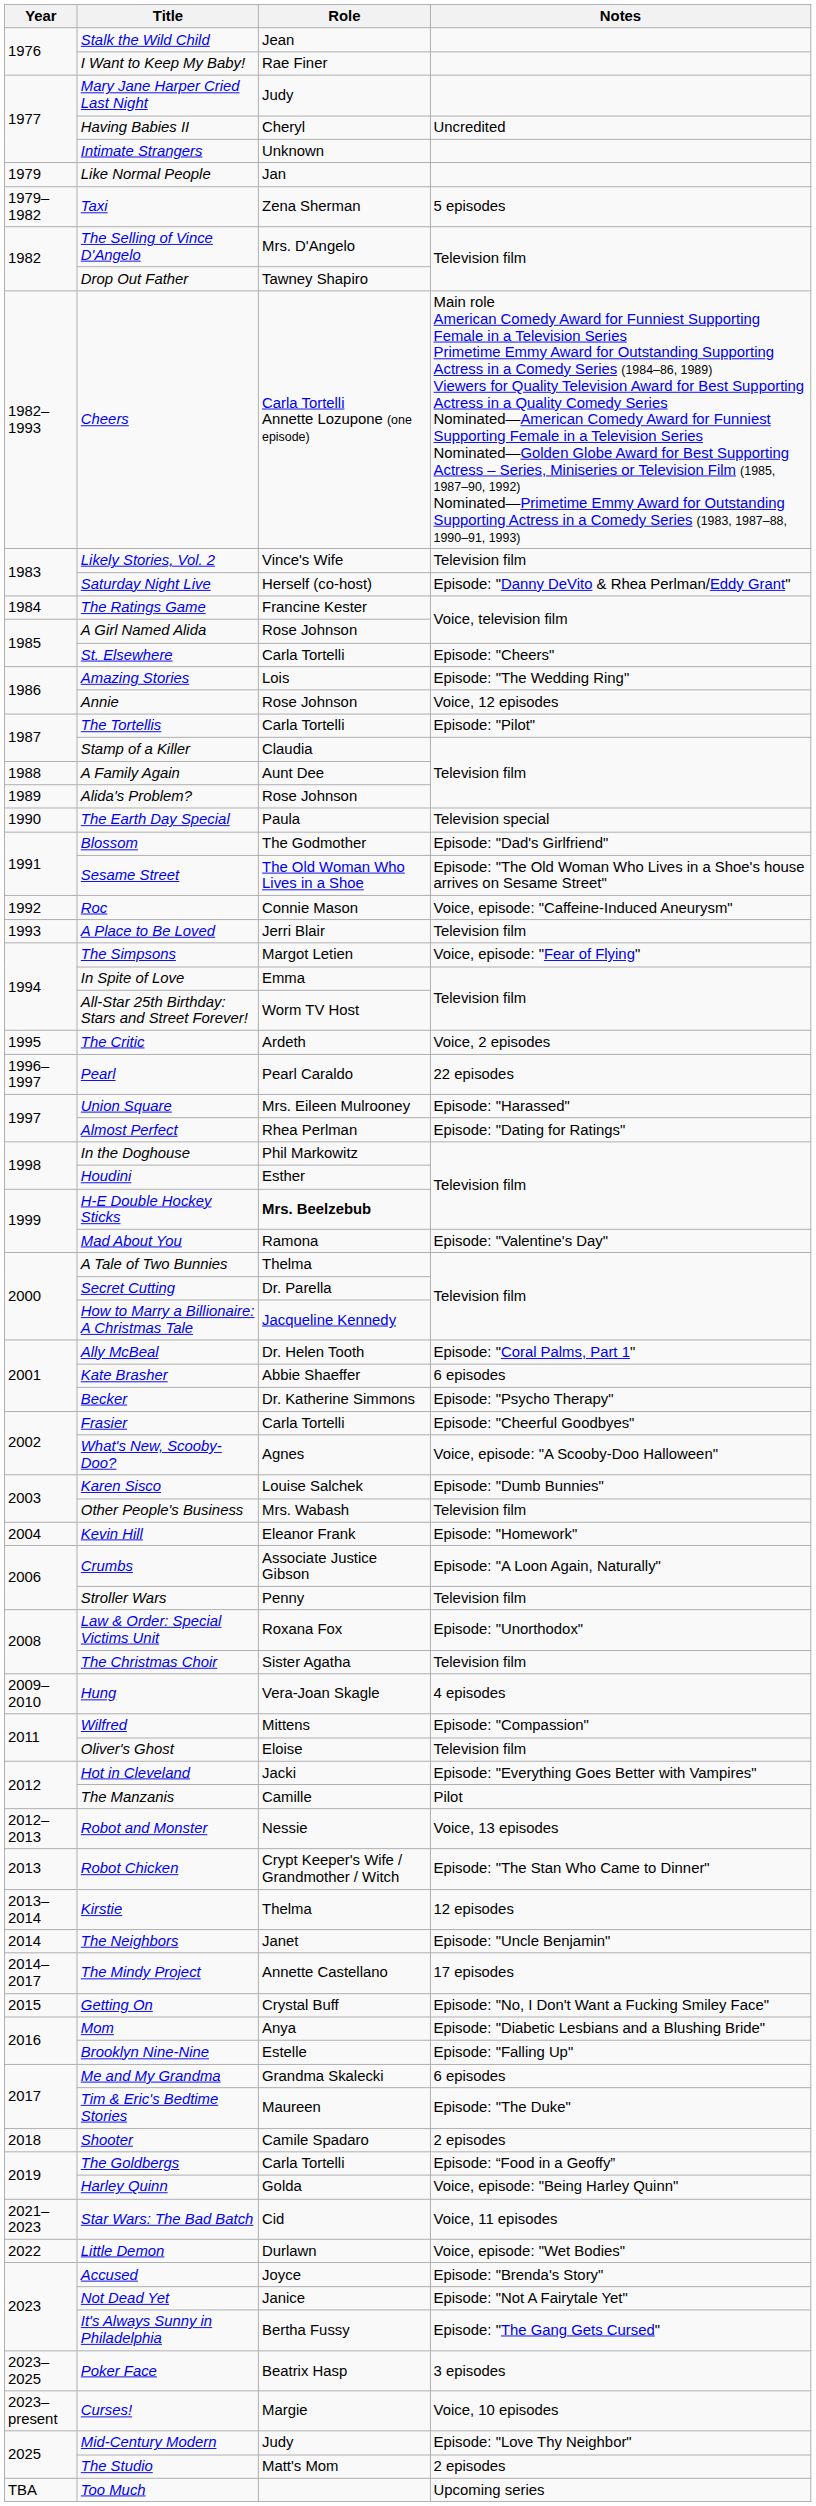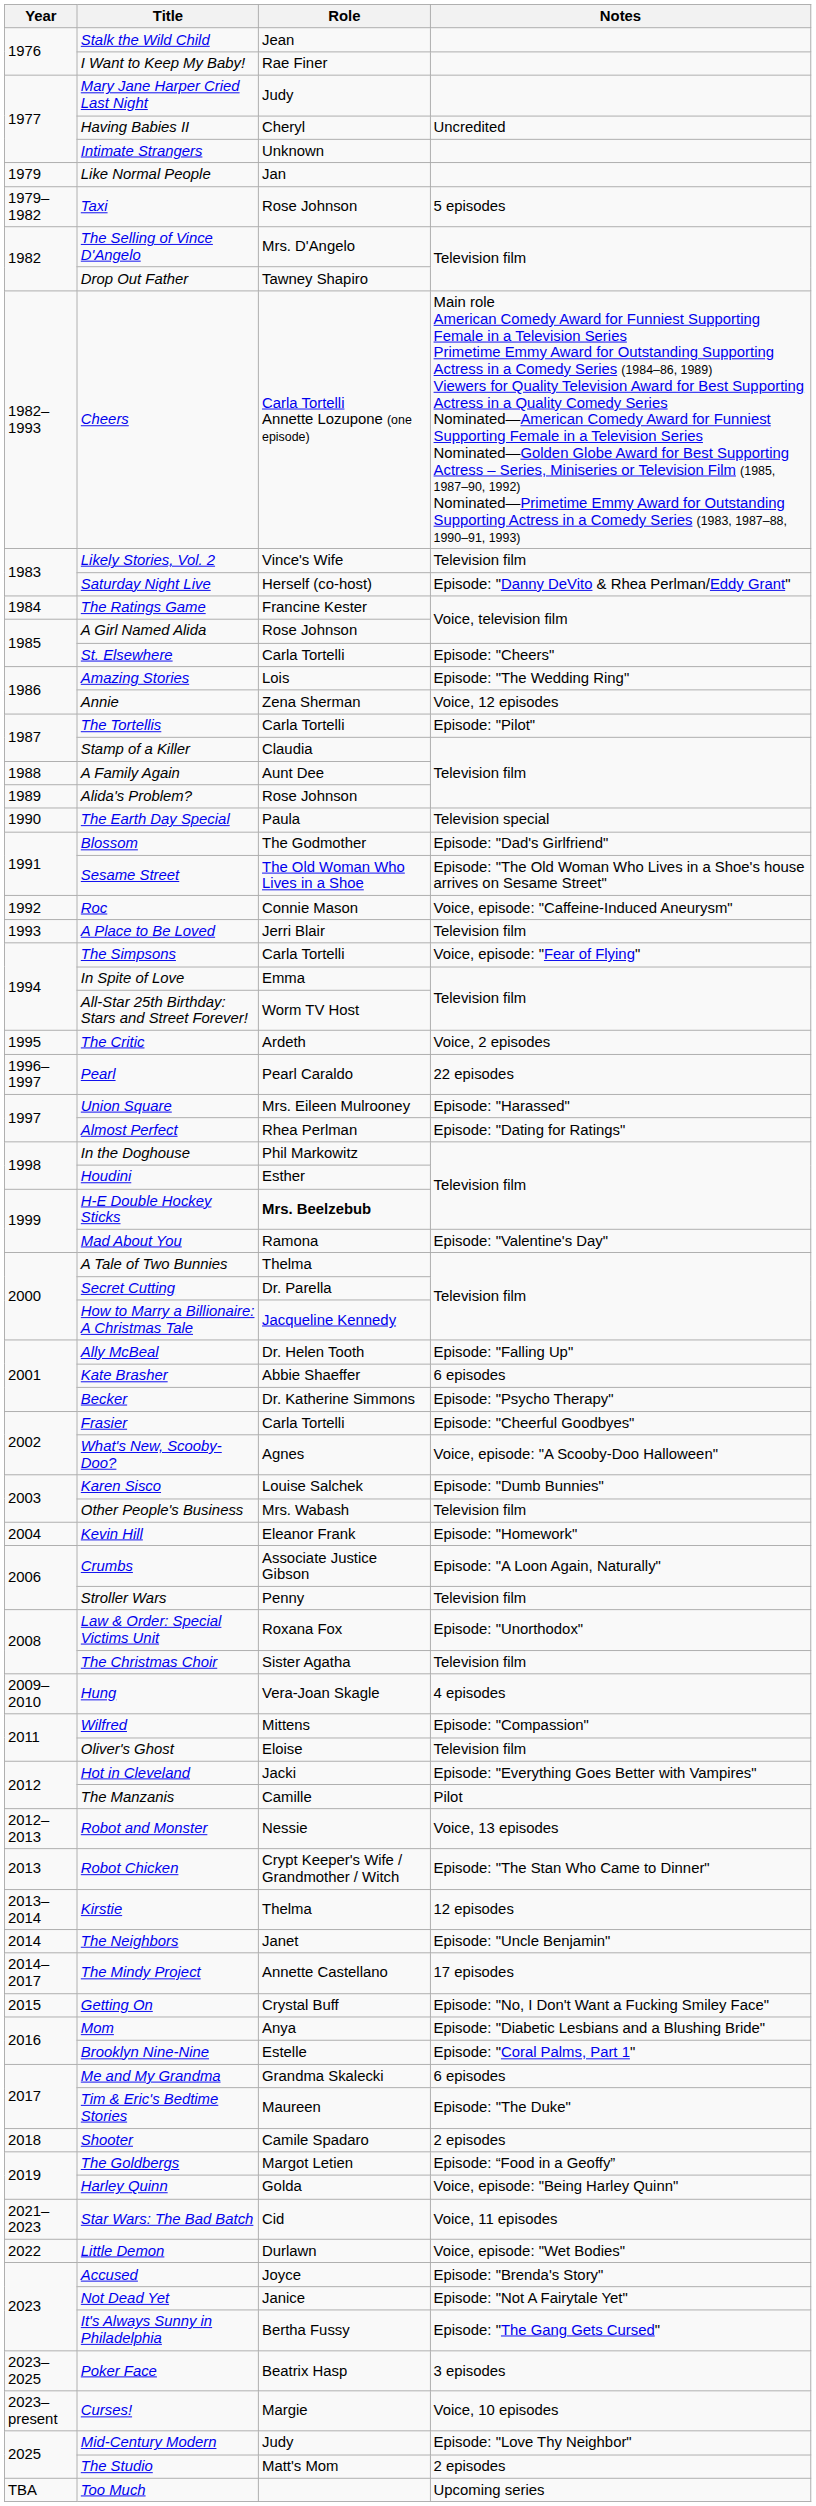(311, 206) Zena Sherman -> (310, 206) Rose Johnson
(310, 702) Rose Johnson -> (311, 702) Zena Sherman
(308, 954) Margot Letien -> (303, 954) Carla Tortelli
(534, 1352) Episode: "Coral Palms, Part 1" -> (503, 1352) Episode: "Falling Up"
(503, 2052) Episode: "Falling Up" -> (534, 2052) Episode: "Coral Palms, Part 1"
(303, 2163) Carla Tortelli -> (308, 2163) Margot Letien
